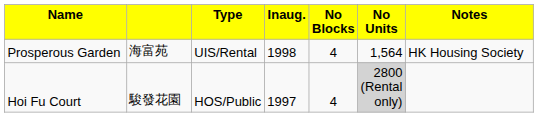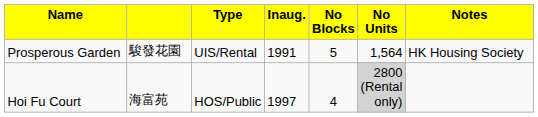(149, 50) 海富苑 -> (155, 50) 駿發花園
(282, 52) 1998 -> (282, 52) 1991
(333, 52) 4 -> (333, 52) 5
(155, 100) 駿發花園 -> (149, 100) 海富苑
